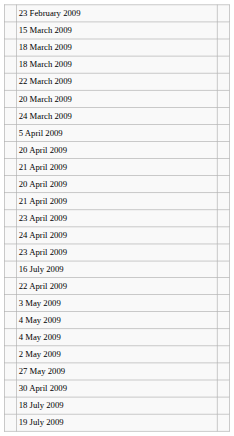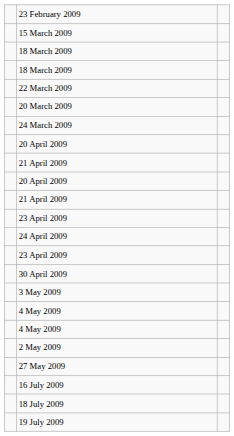- row: (11, 133)
rows swapped: (11, 389) <-> (11, 269)
- row: (11, 286)
